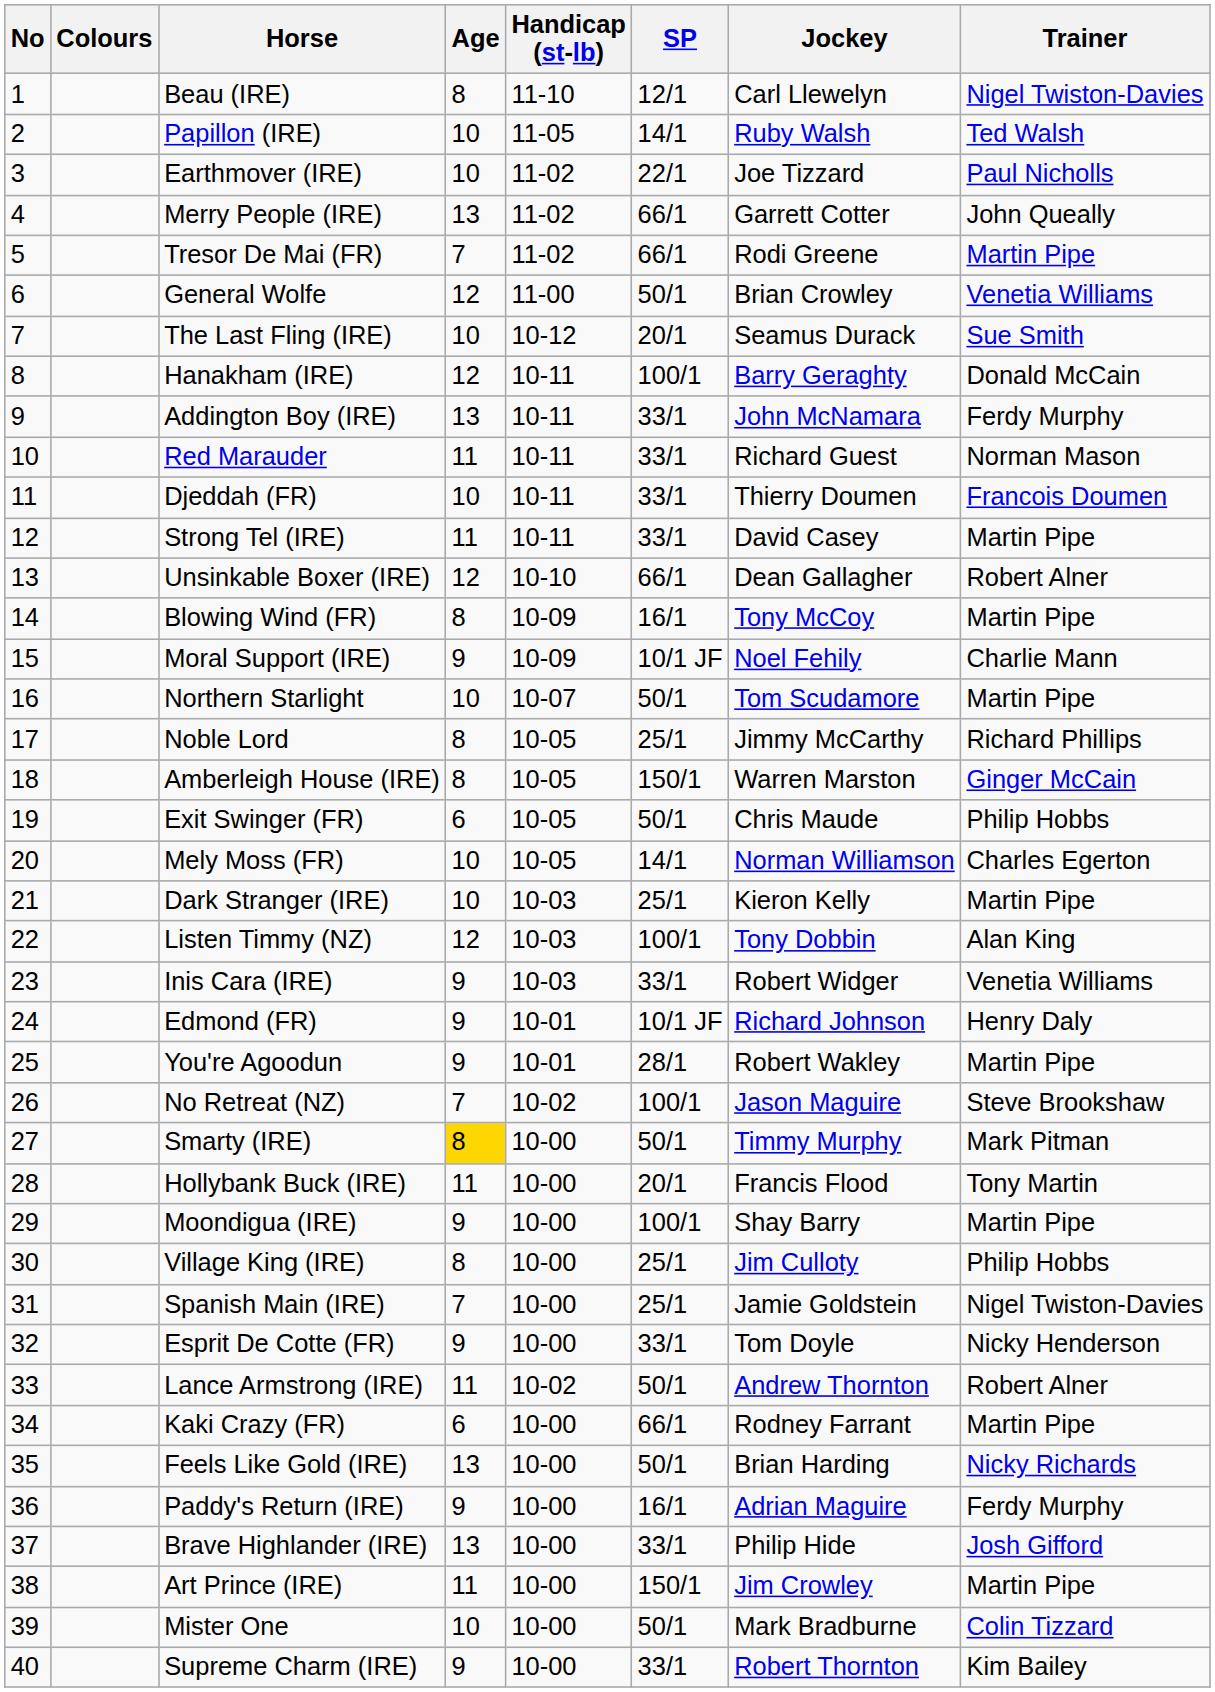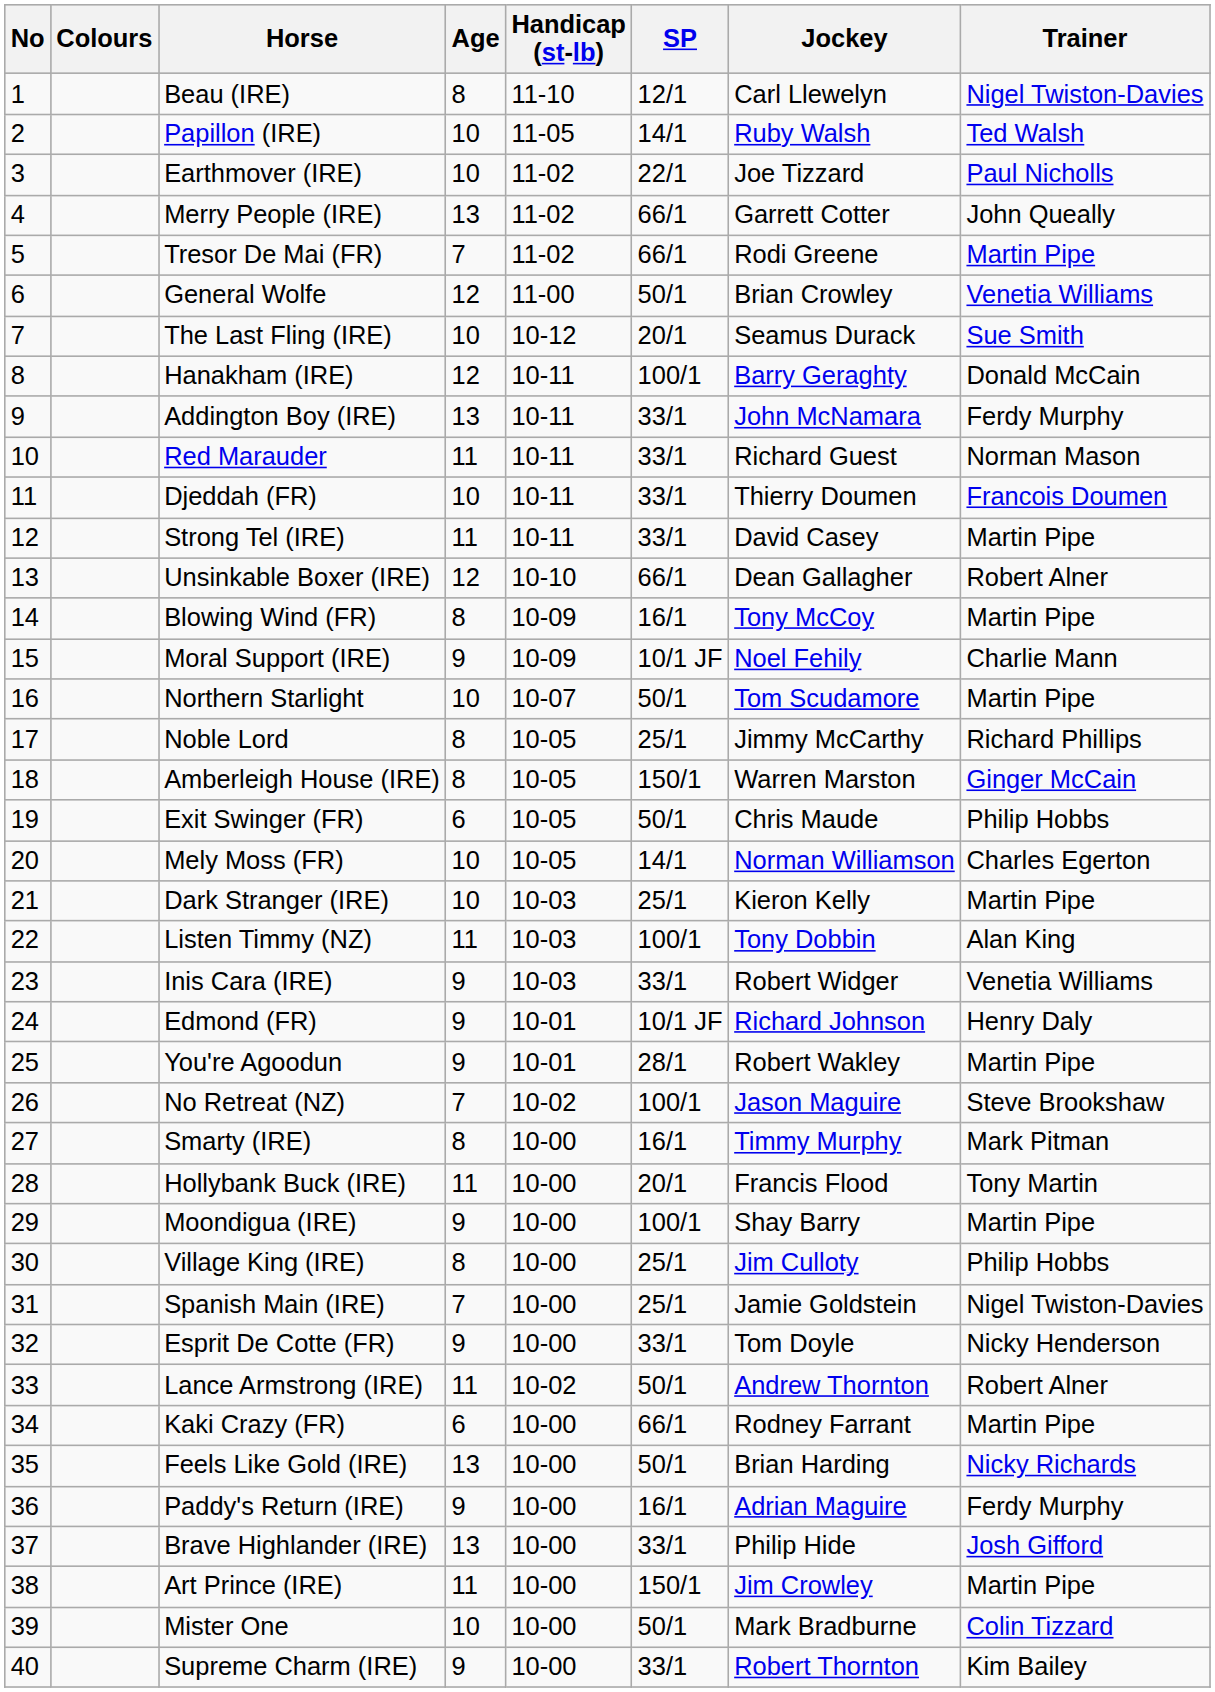(466, 940) 12 -> (465, 940) 11
(459, 1142) gold background -> (459, 1142) no background
(662, 1142) 50/1 -> (662, 1142) 16/1
